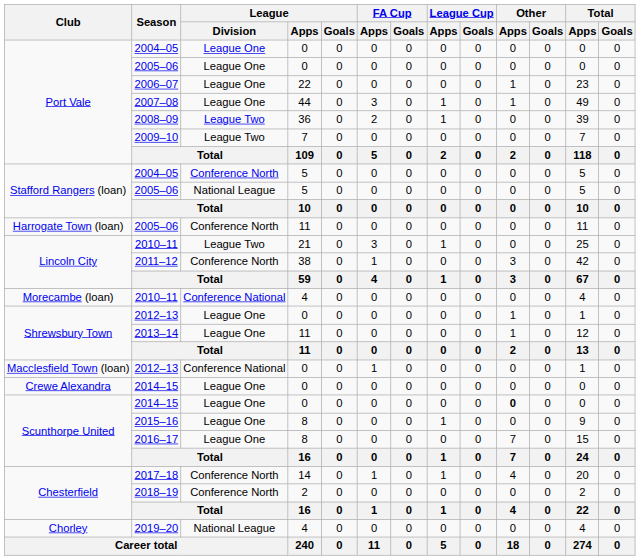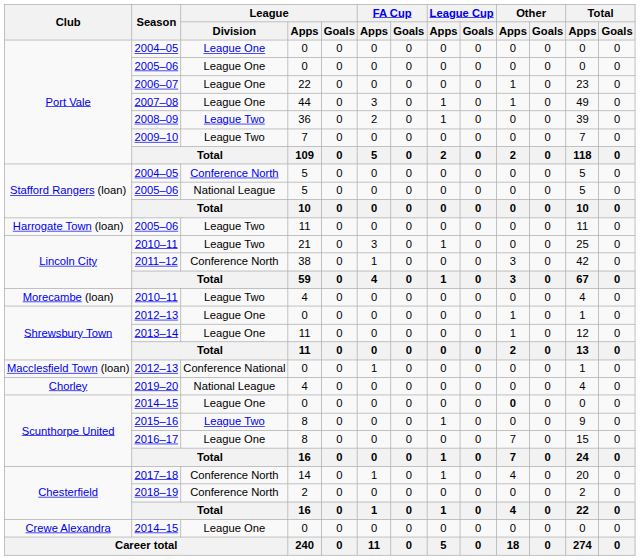(234, 226) Conference North -> (234, 226) League Two
(234, 297) Conference National -> (234, 297) League Two
rows swapped: (68, 386) <-> (68, 528)
(234, 421) League One -> (234, 421) League Two
